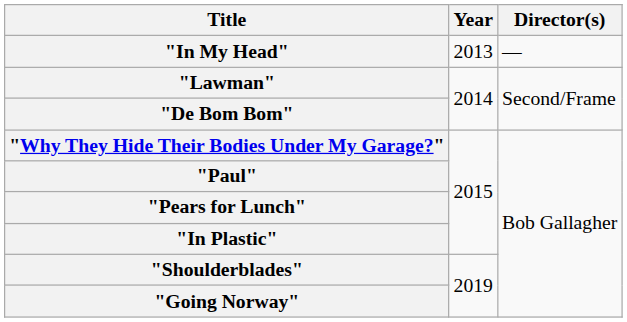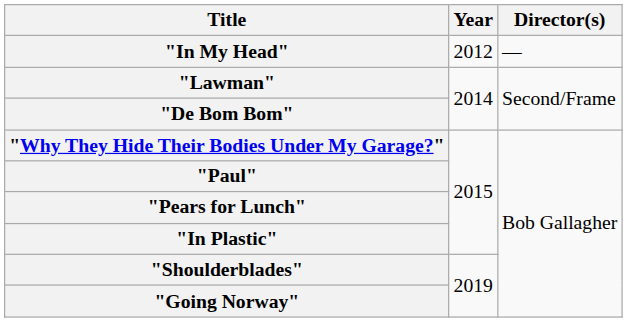(473, 51) 2013 -> (473, 51) 2012
